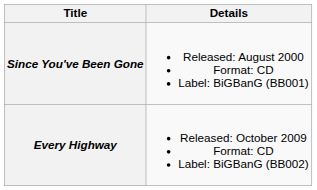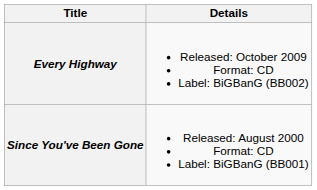rows swapped: (75, 63) <-> (75, 144)
